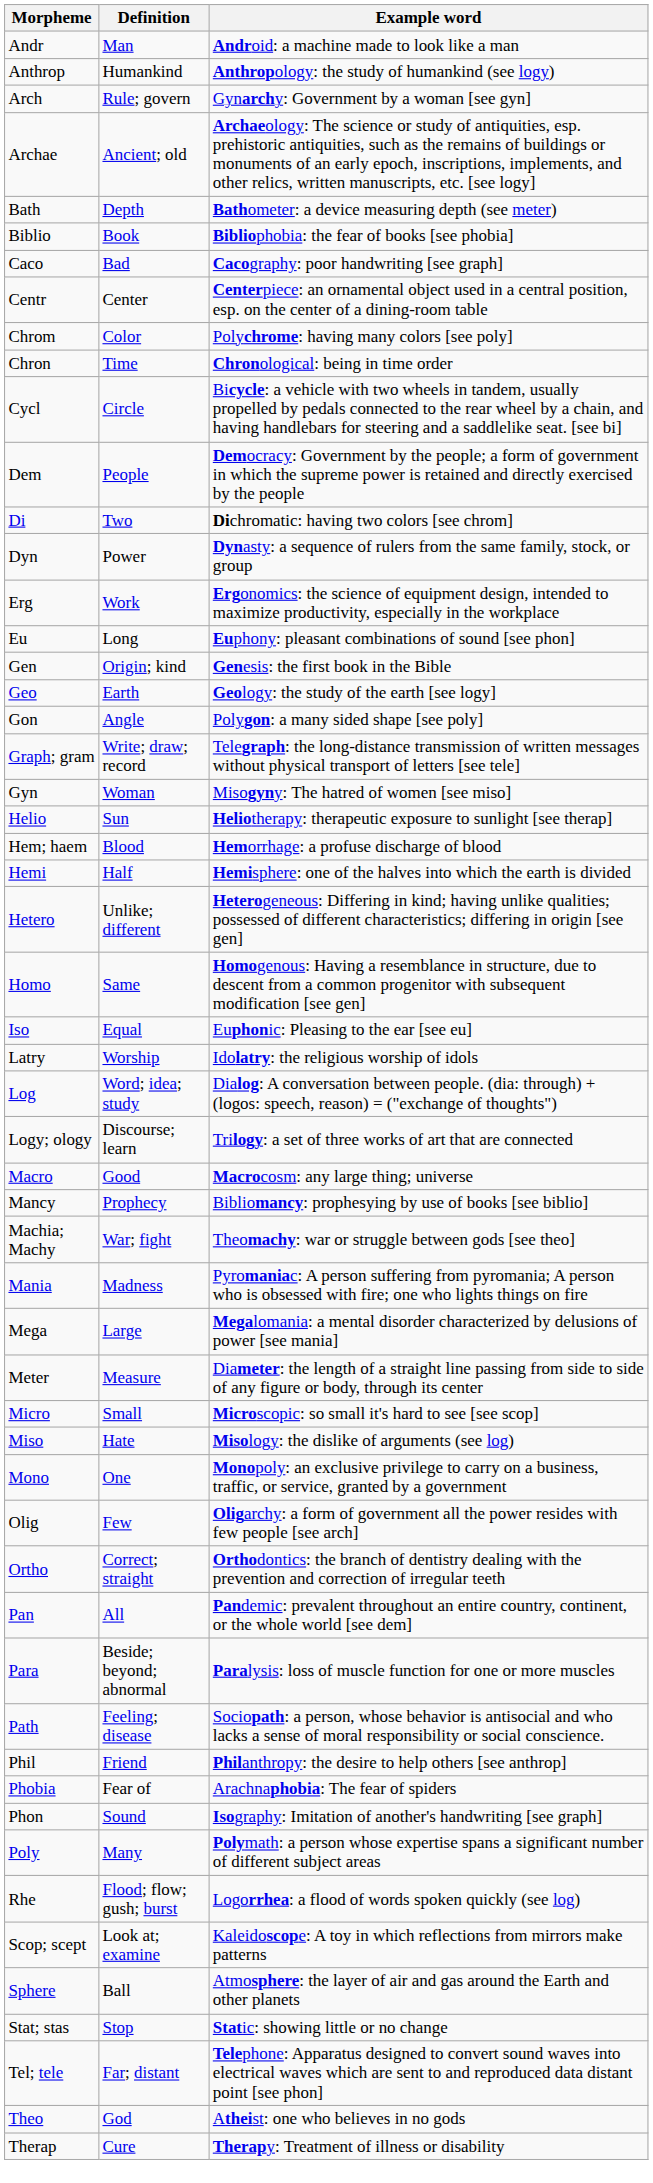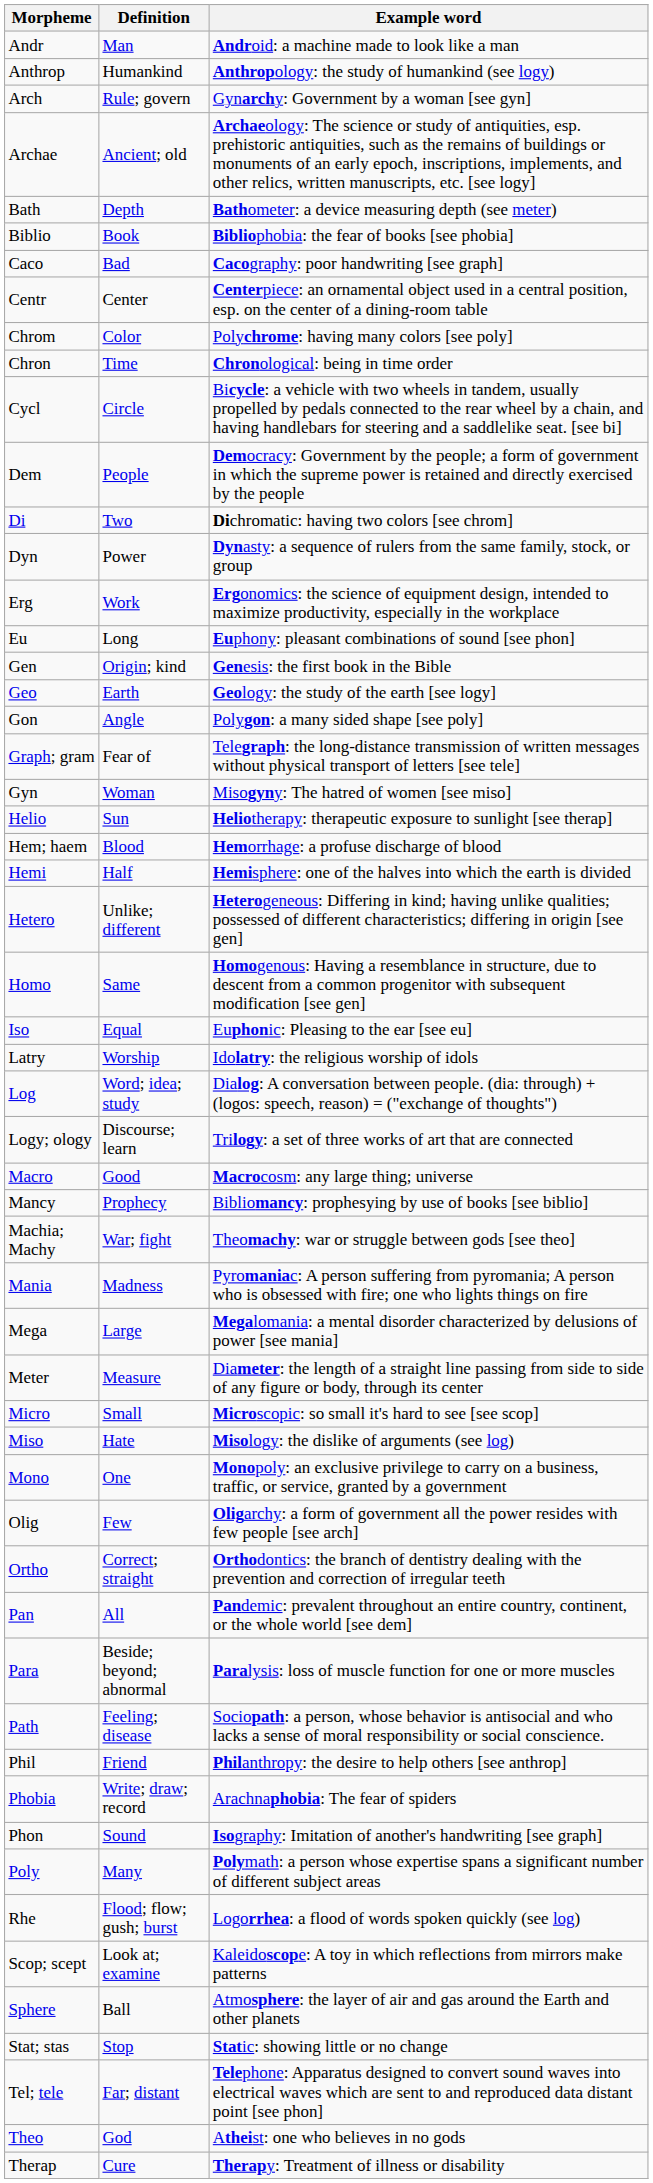(145, 756) Write; draw; record -> (127, 756) Fear of
(127, 1789) Fear of -> (145, 1799) Write; draw; record
